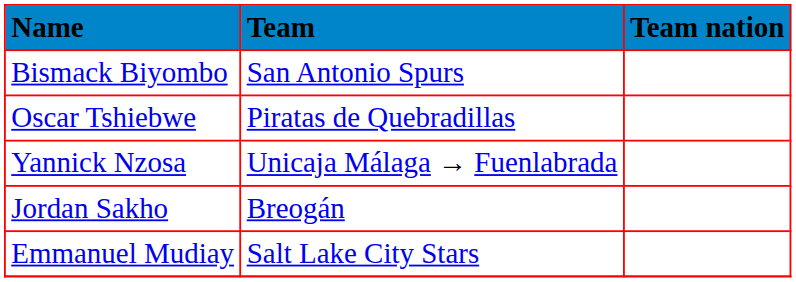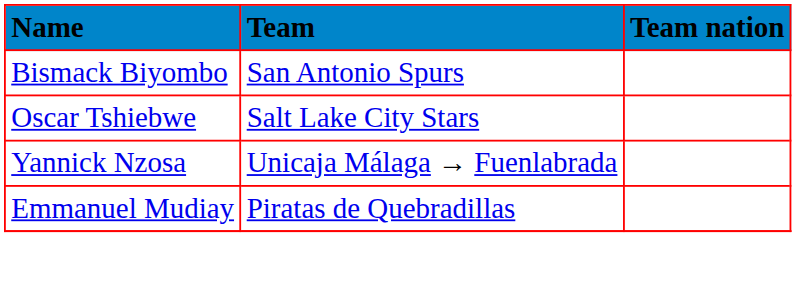(381, 117) Piratas de Quebradillas -> (363, 117) Salt Lake City Stars
- row: (90, 208)
(363, 253) Salt Lake City Stars -> (381, 208) Piratas de Quebradillas
